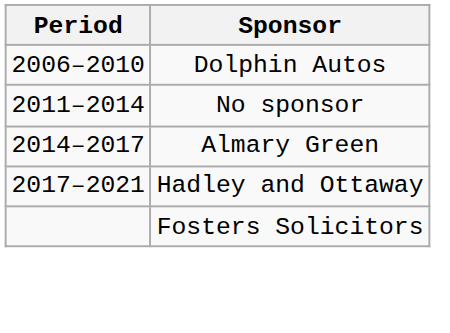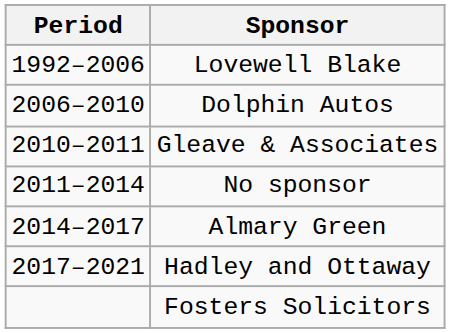+ row: (298, 65)
+ row: (298, 146)
